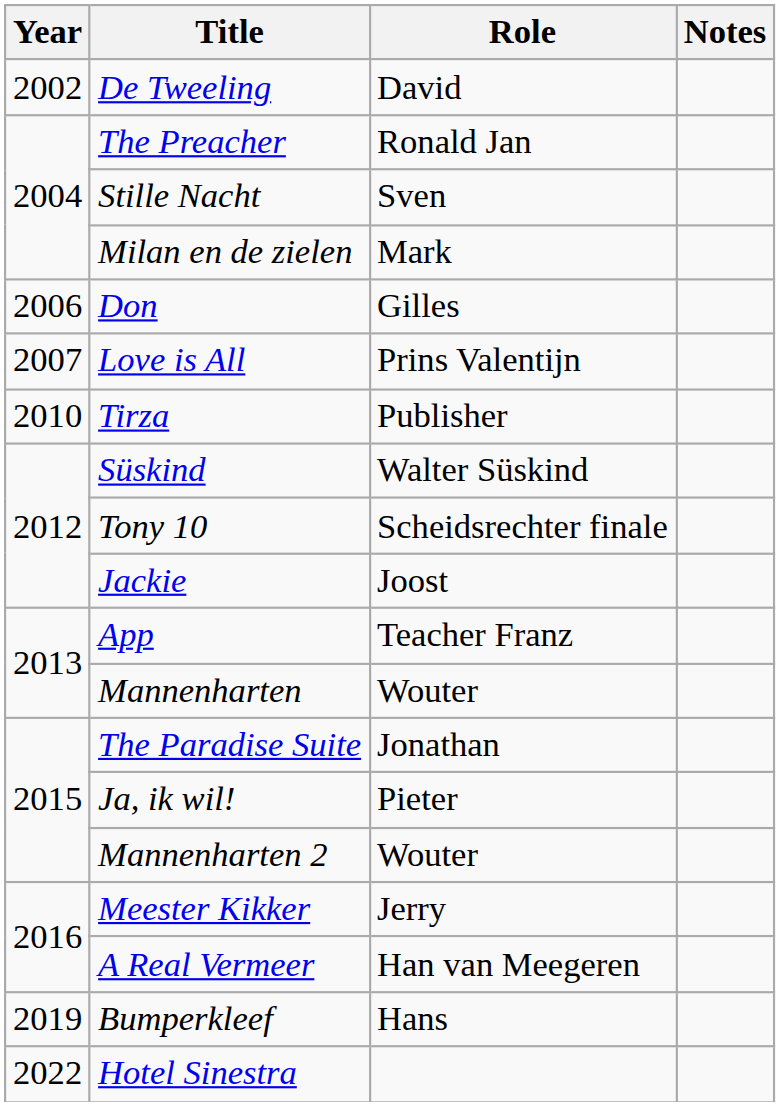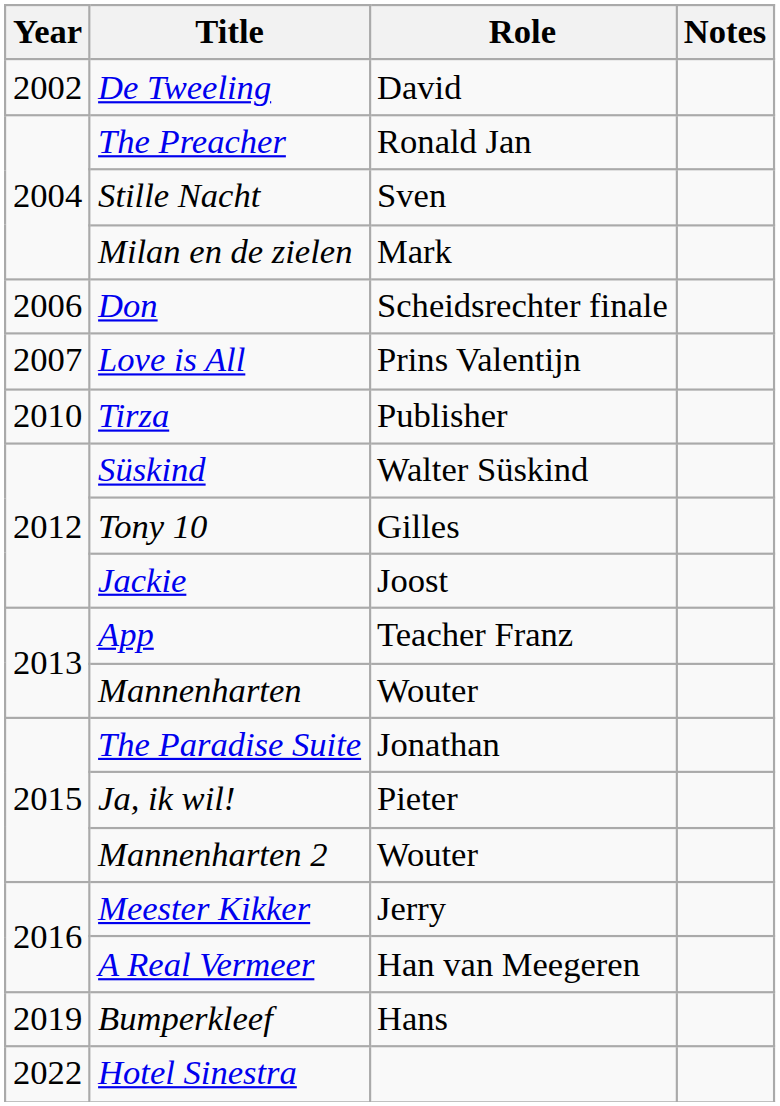(418, 305) Gilles -> (522, 305) Scheidsrechter finale
(522, 525) Scheidsrechter finale -> (418, 525) Gilles
